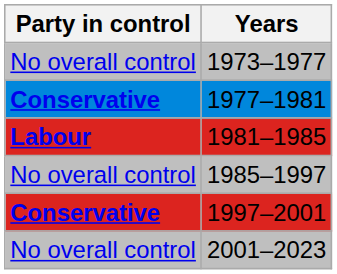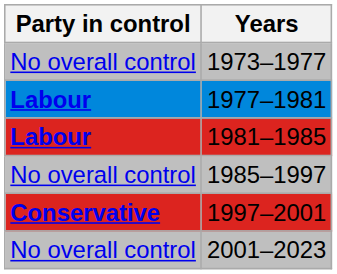(85, 99) Conservative -> (51, 99) Labour
